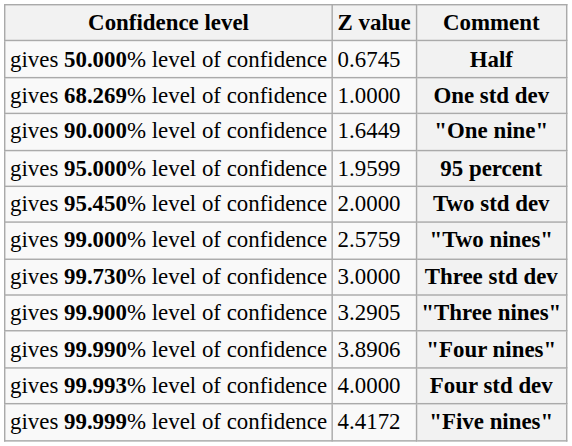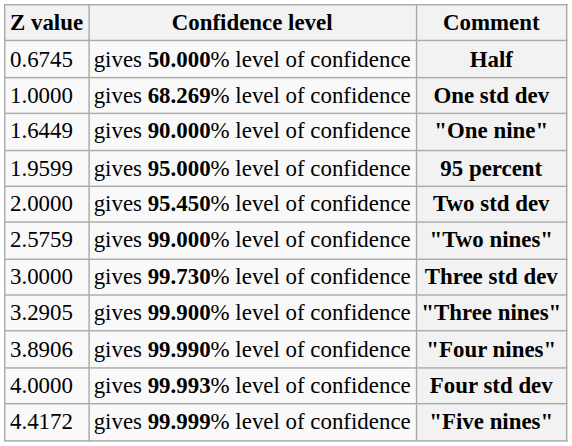columns swapped: (374, 22) <-> (169, 22)
